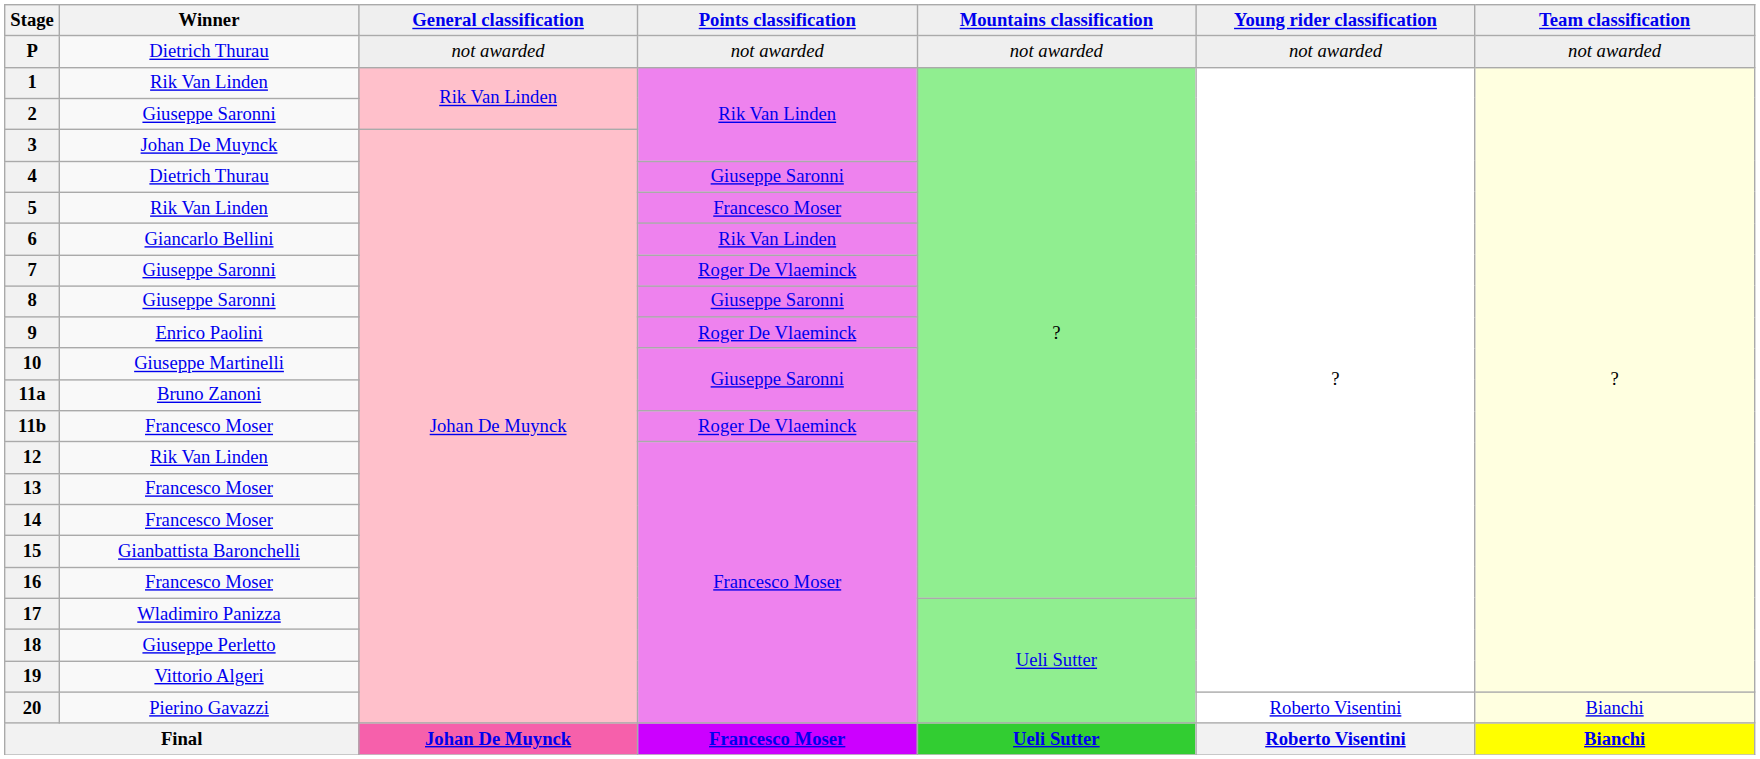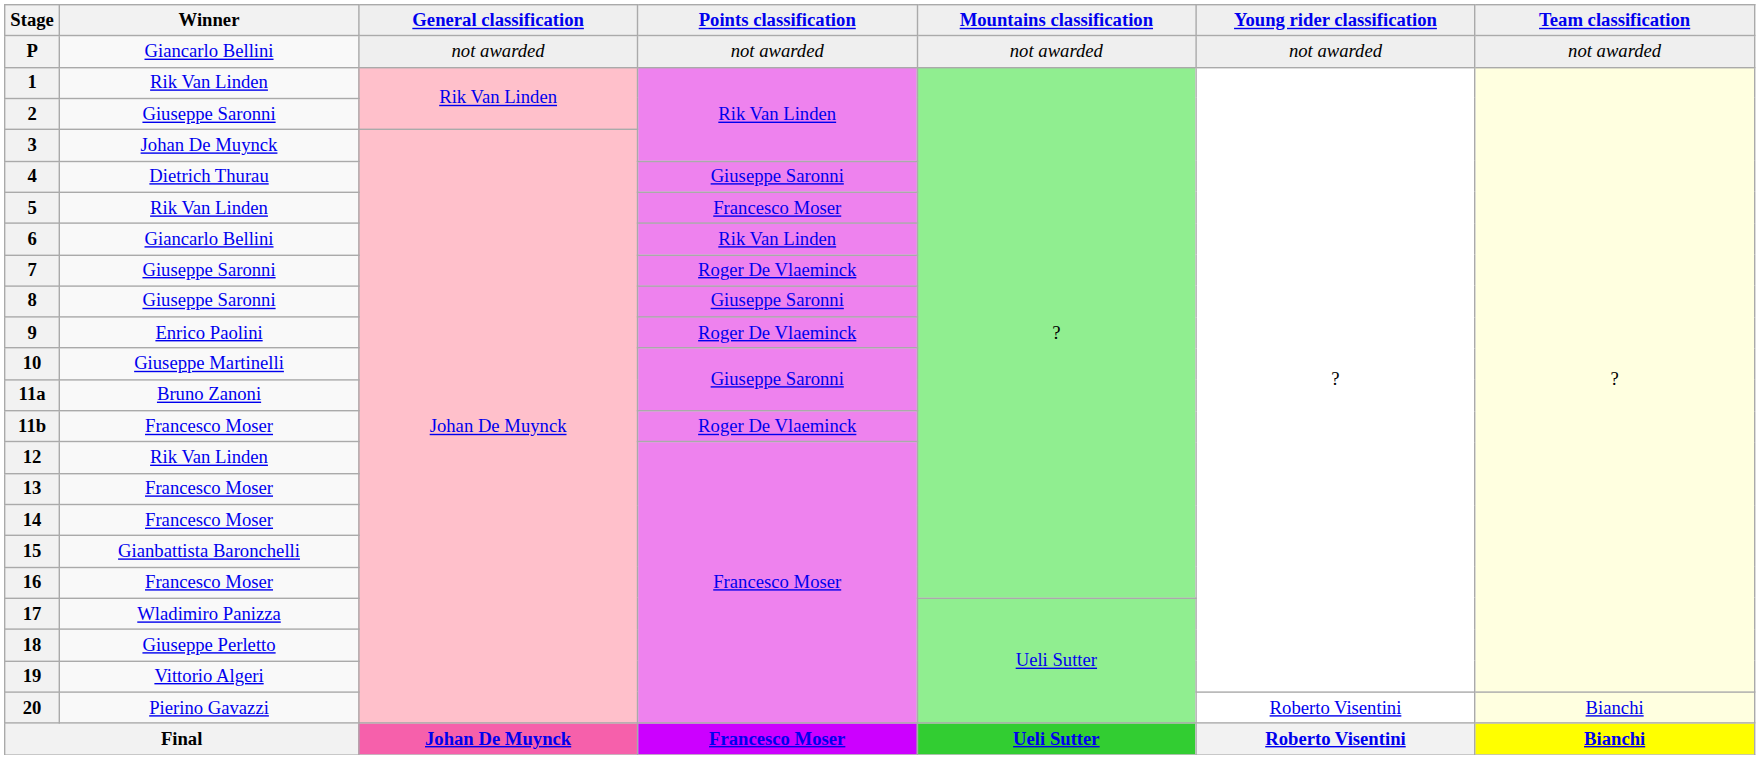(209, 51) Dietrich Thurau -> (209, 51) Giancarlo Bellini
